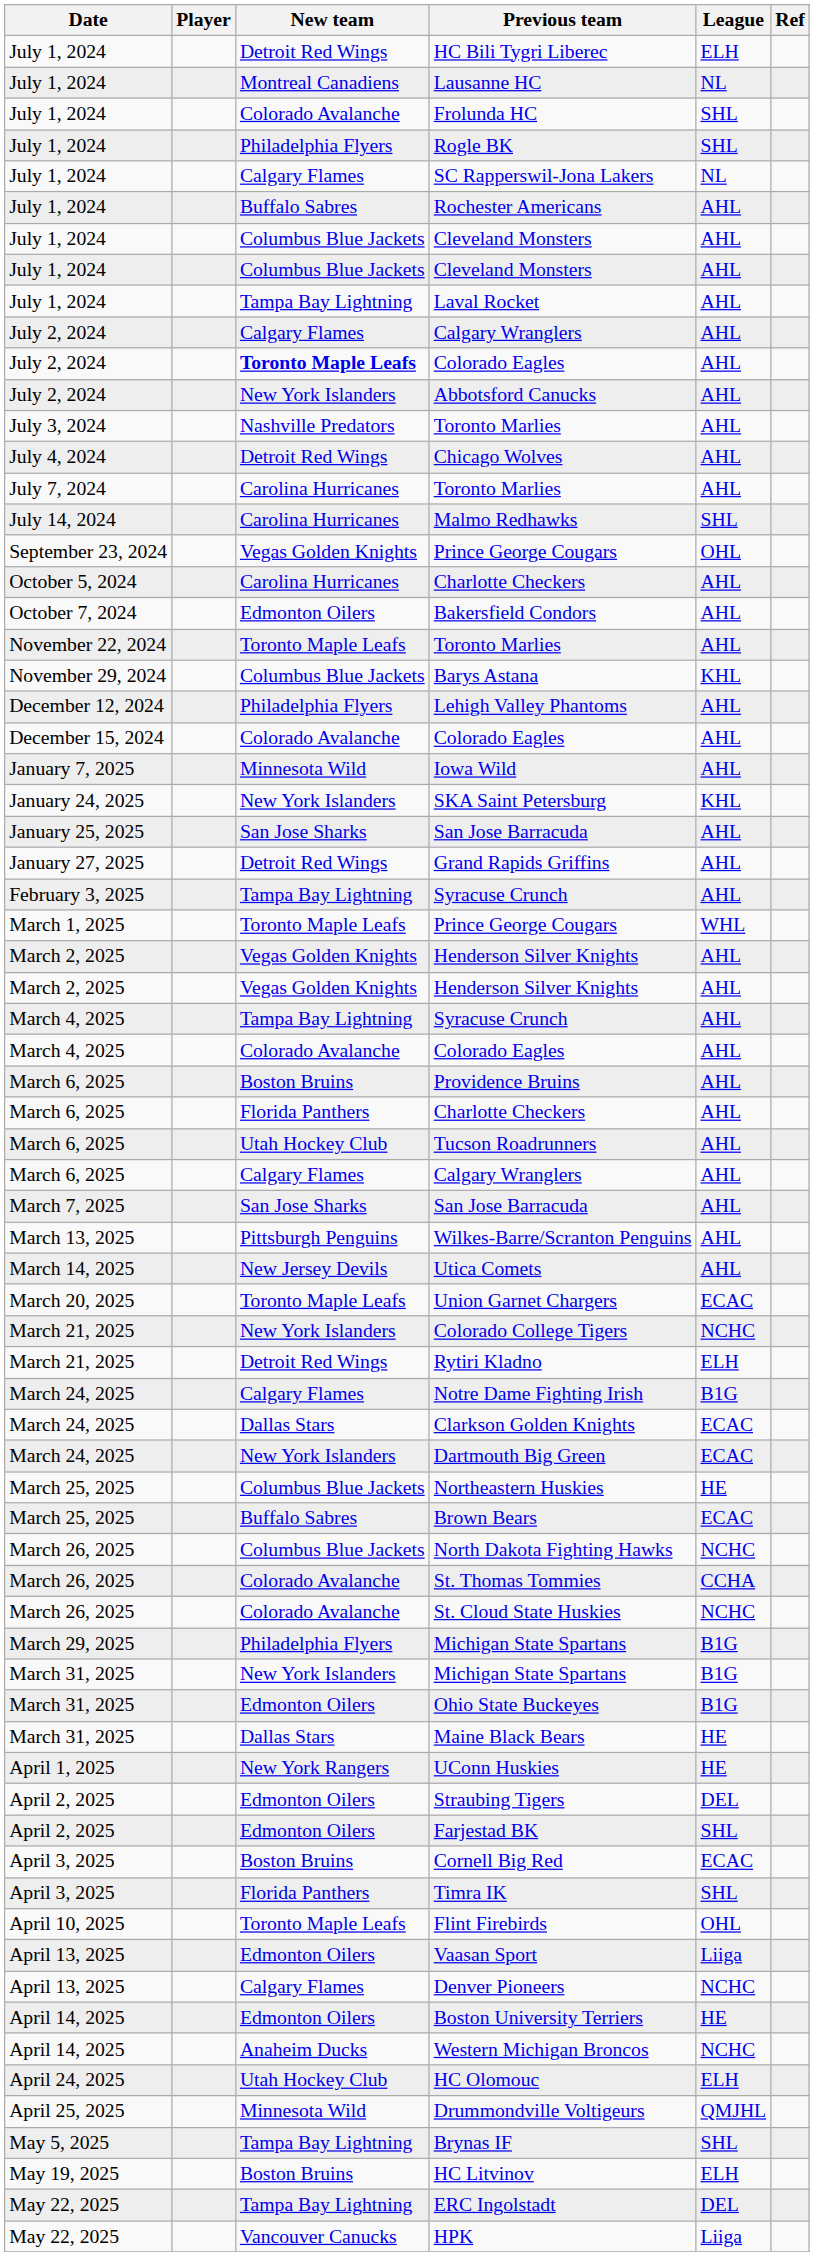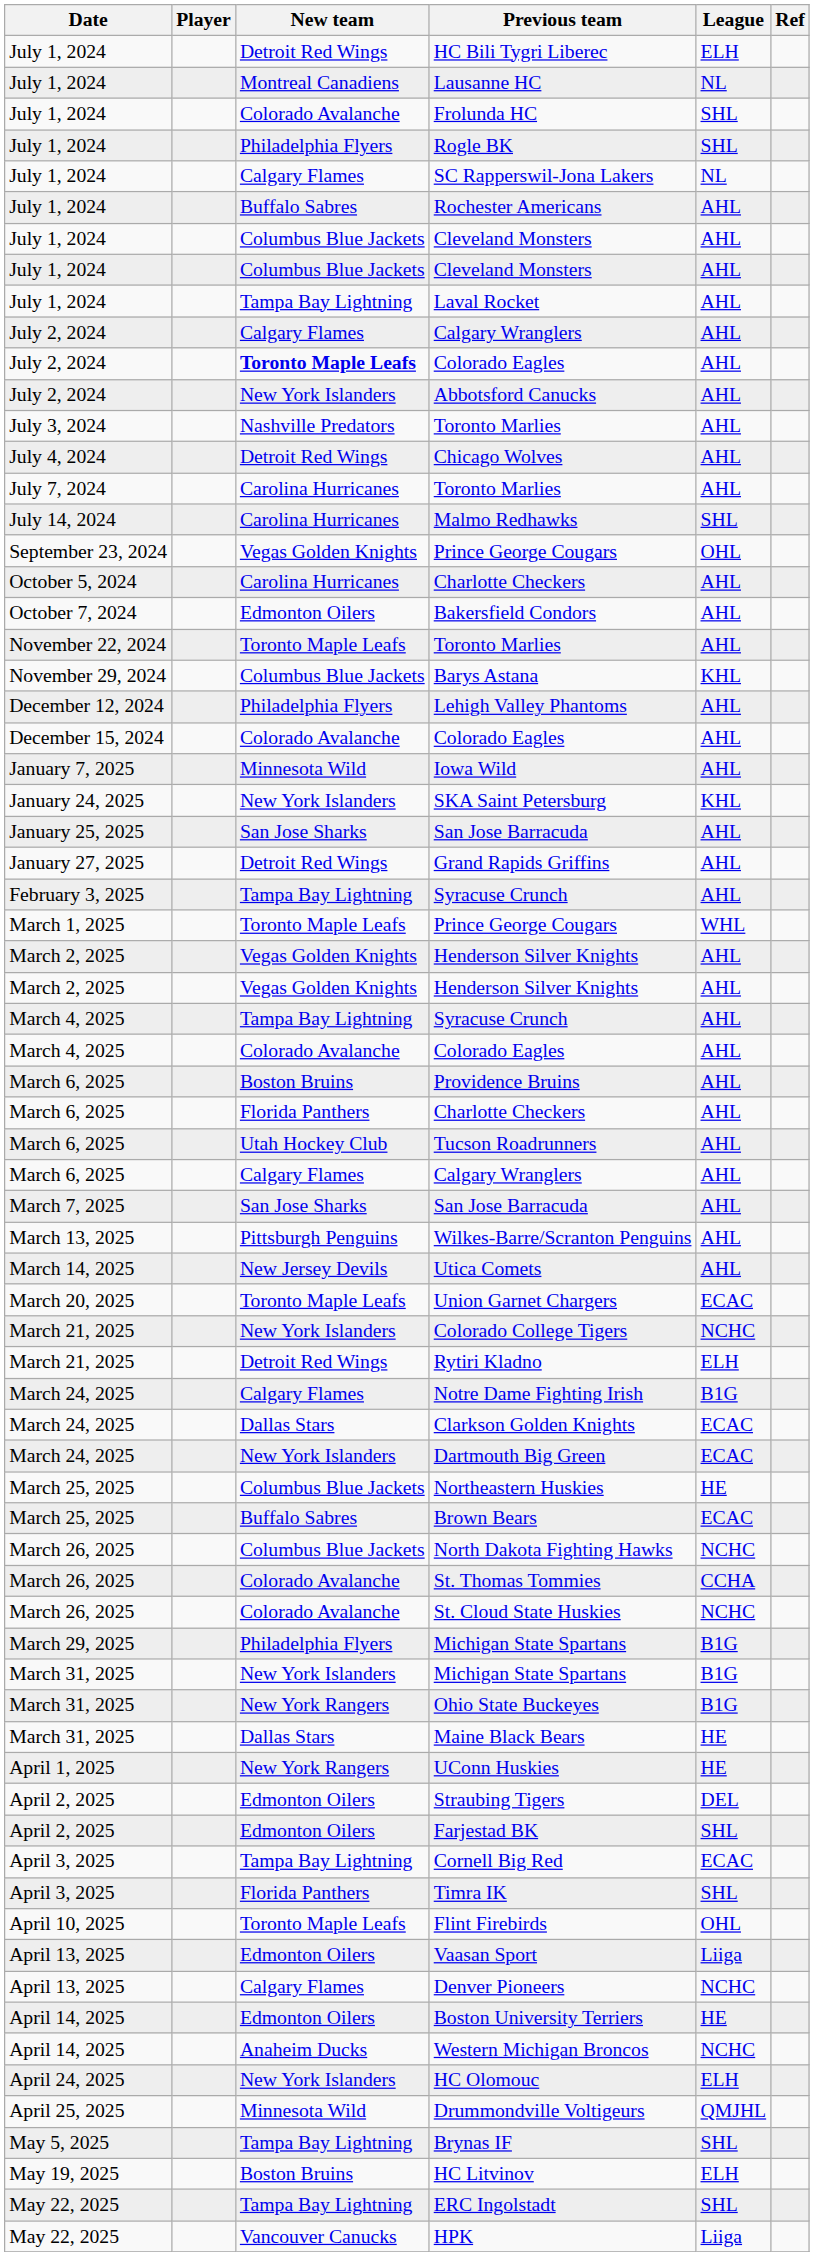(307, 1705) Edmonton Oilers -> (315, 1705) New York Rangers
(296, 1861) Boston Bruins -> (326, 1861) Tampa Bay Lightning
(314, 2080) Utah Hockey Club -> (318, 2080) New York Islanders
(720, 2204) DEL -> (719, 2204) SHL
